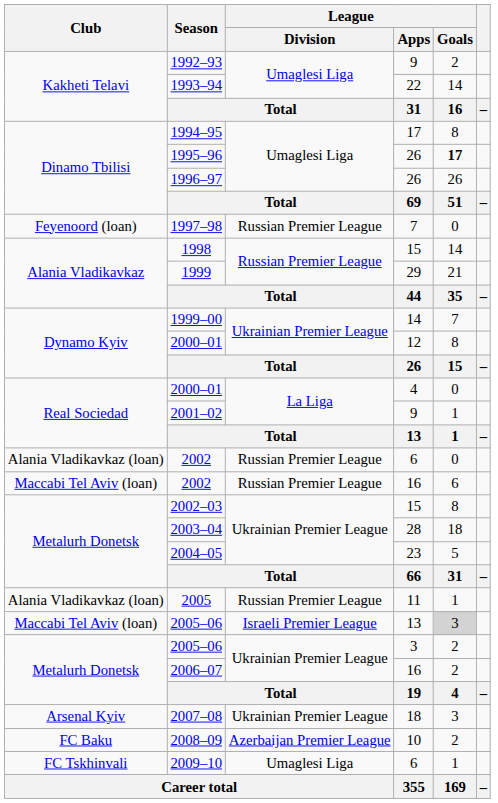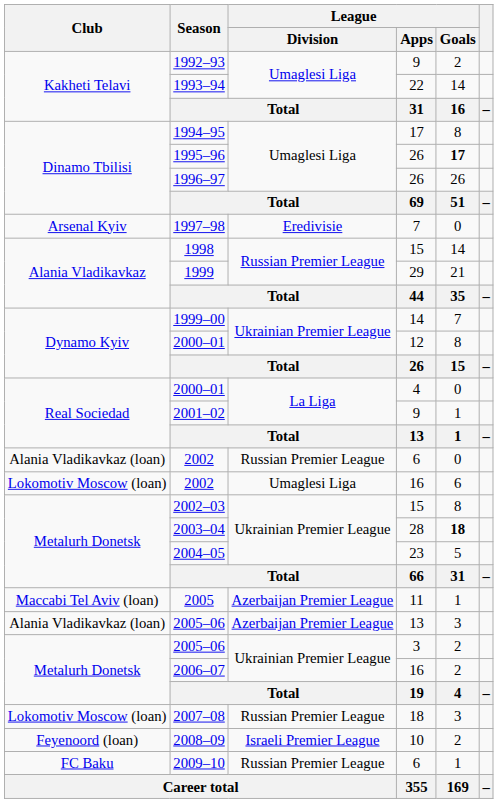(86, 226) Feyenoord (loan) -> (87, 226) Arsenal Kyiv
(310, 226) Russian Premier League -> (312, 226) Eredivisie
(86, 483) Maccabi Tel Aviv (loan) -> (87, 483) Lokomotiv Moscow (loan)
(310, 483) Russian Premier League -> (312, 483) Umaglesi Liga
(455, 529) normal -> (458, 529) bold
(86, 599) Alania Vladikavkaz (loan) -> (87, 599) Maccabi Tel Aviv (loan)
(310, 599) Russian Premier League -> (312, 599) Azerbaijan Premier League
(86, 623) Maccabi Tel Aviv (loan) -> (87, 623) Alania Vladikavkaz (loan)
(310, 623) Israeli Premier League -> (312, 623) Azerbaijan Premier League
(455, 623) lightgrey background -> (458, 623) no background
(86, 716) Arsenal Kyiv -> (87, 716) Lokomotiv Moscow (loan)
(310, 716) Ukrainian Premier League -> (312, 716) Russian Premier League
(86, 739) FC Baku -> (87, 739) Feyenoord (loan)
(310, 739) Azerbaijan Premier League -> (312, 739) Israeli Premier League
(86, 763) FC Tskhinvali -> (87, 763) FC Baku
(310, 763) Umaglesi Liga -> (312, 763) Russian Premier League
